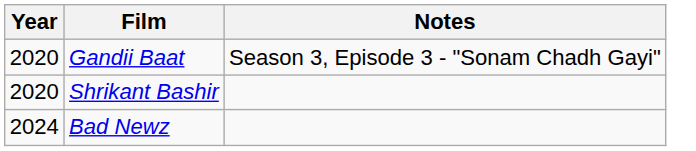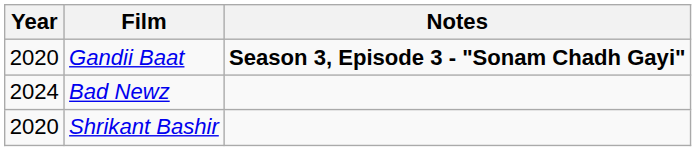(445, 57) normal -> (457, 57) bold
rows swapped: (144, 92) <-> (119, 127)
